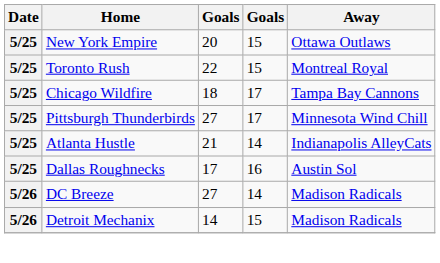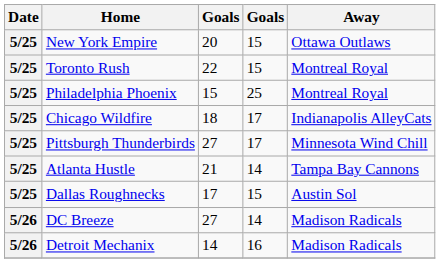+ row: (111, 93)
(355, 93) Tampa Bay Cannons -> (361, 118) Indianapolis AlleyCats
(361, 143) Indianapolis AlleyCats -> (355, 169) Tampa Bay Cannons
(254, 169) 16 -> (254, 194) 15
(254, 219) 15 -> (254, 245) 16
